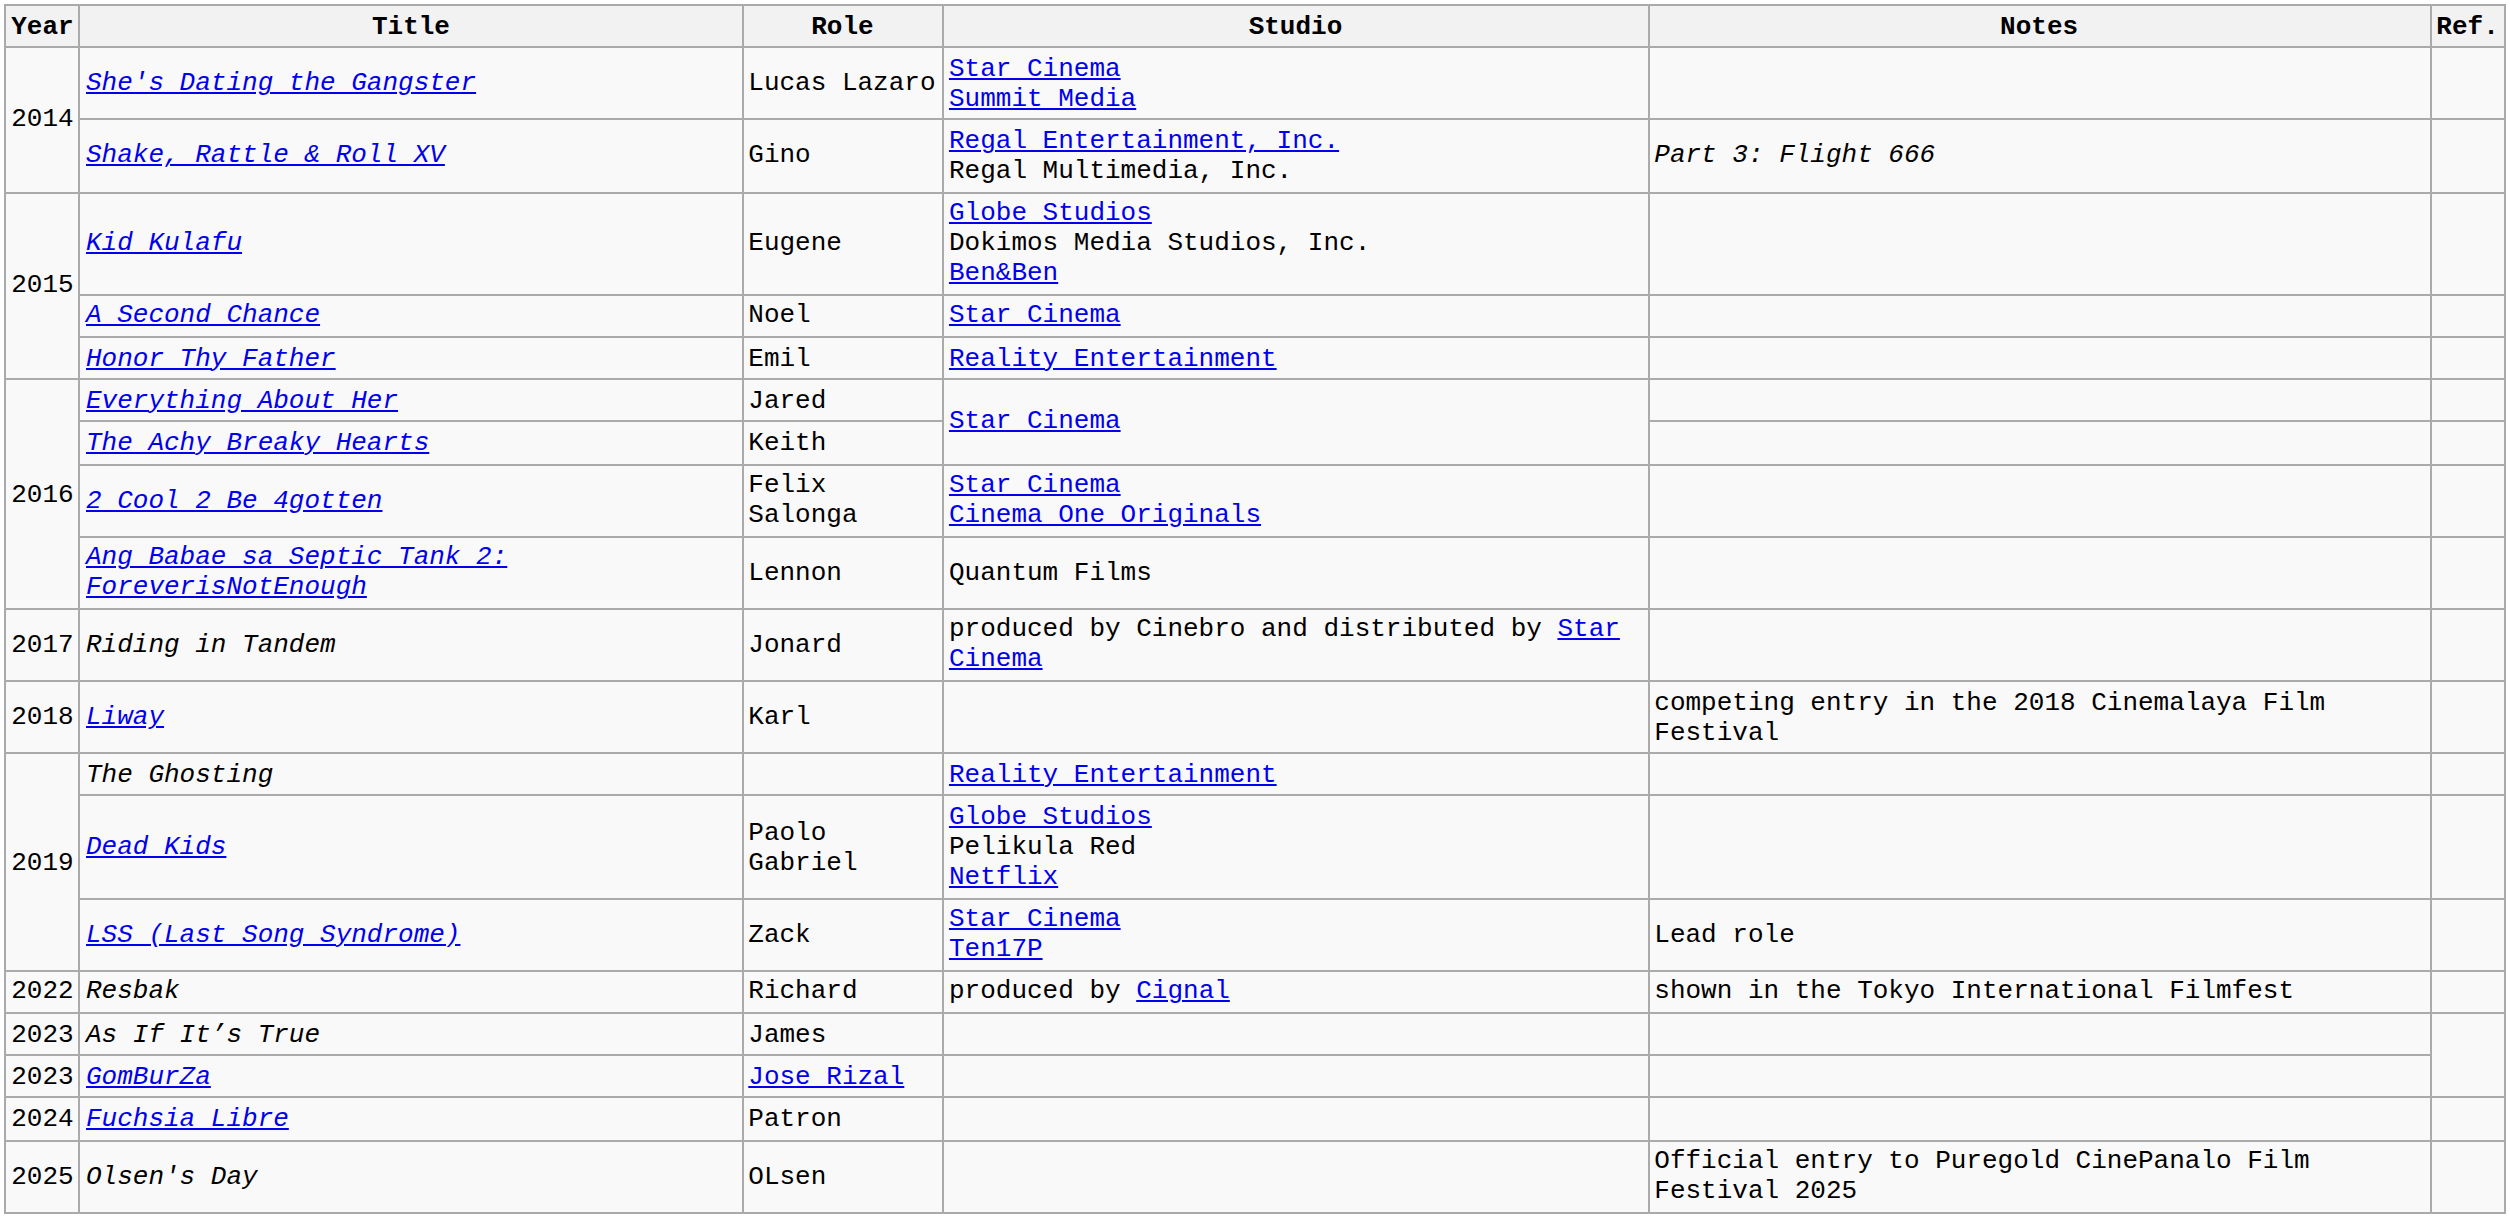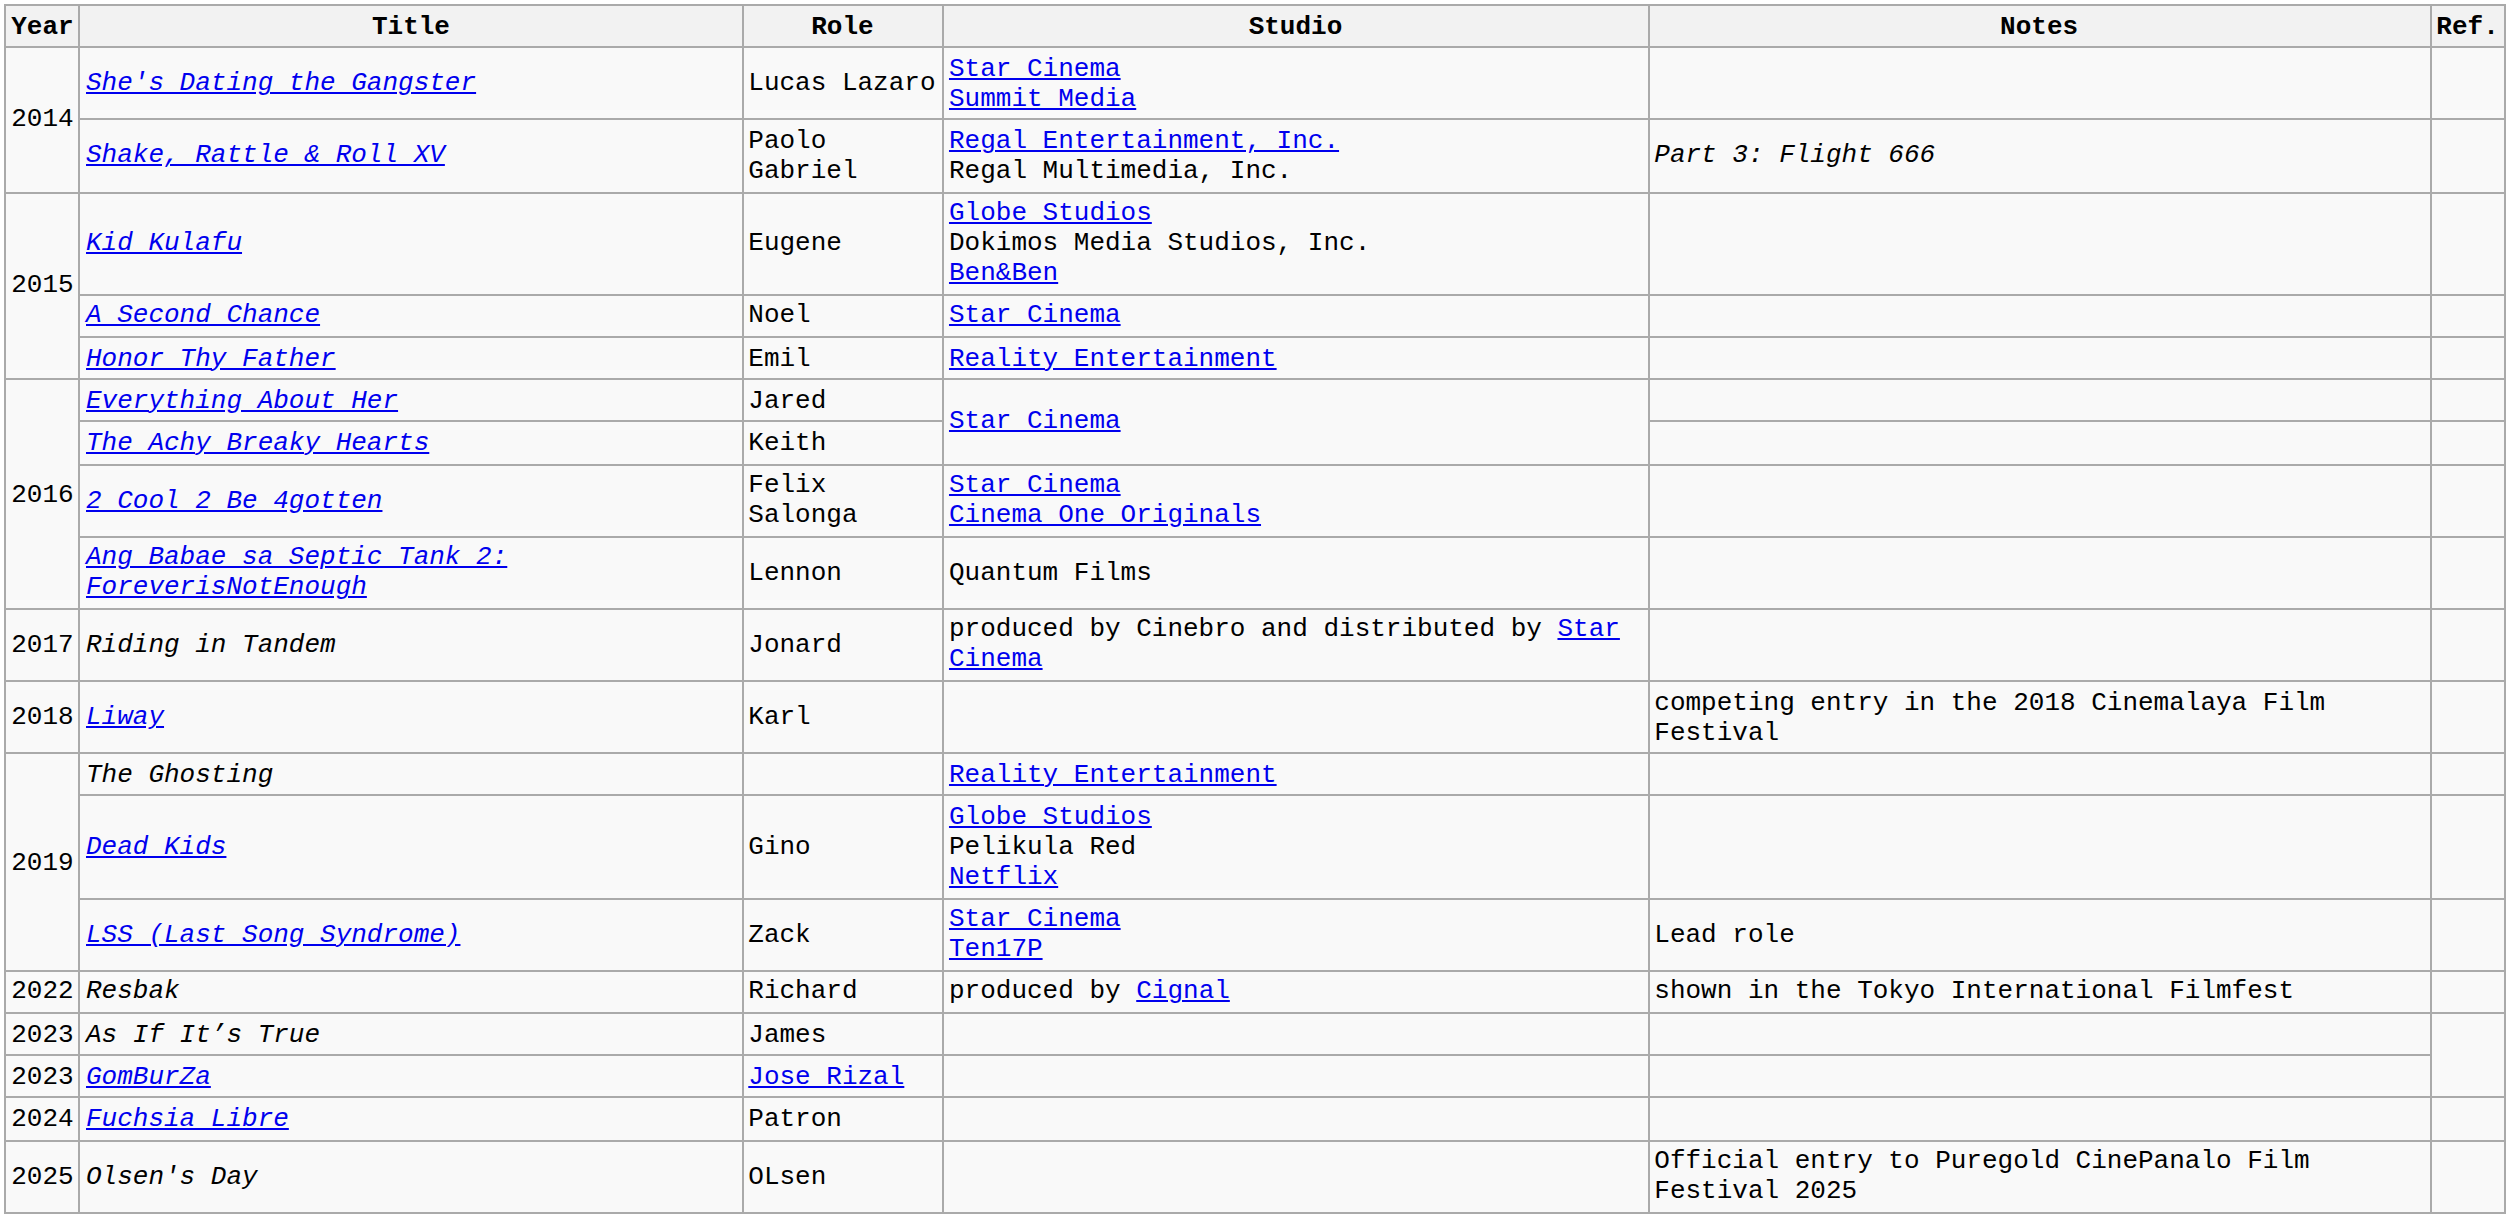(780, 156) Gino -> (803, 156) Paolo Gabriel
(803, 847) Paolo Gabriel -> (780, 847) Gino
